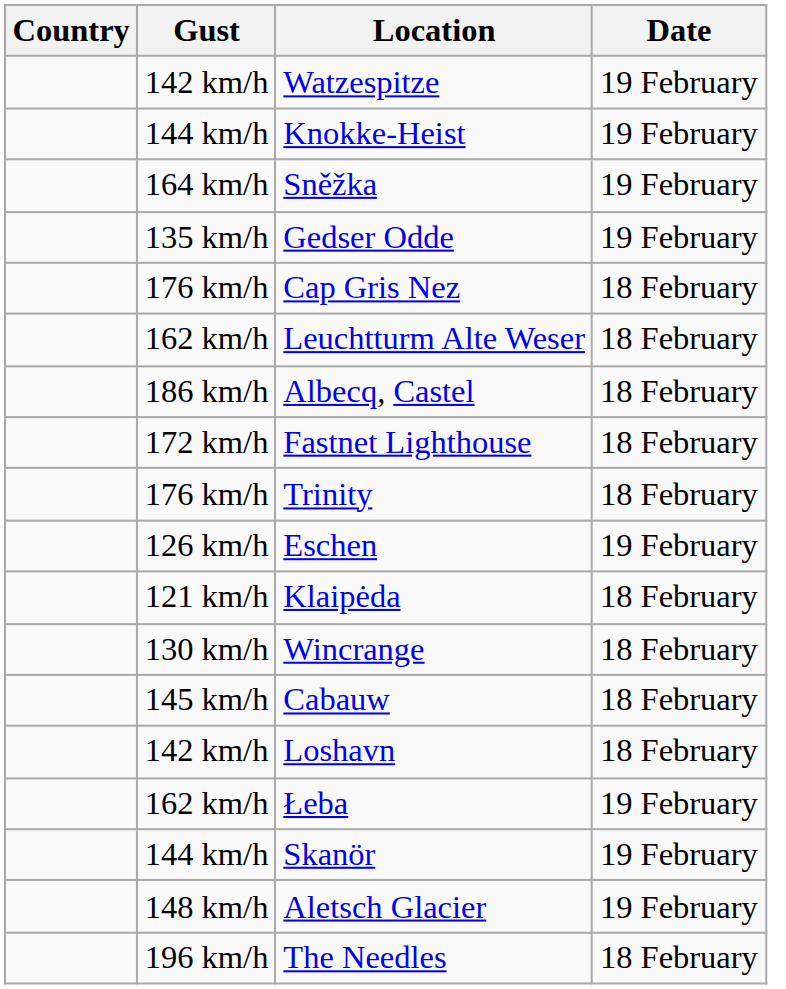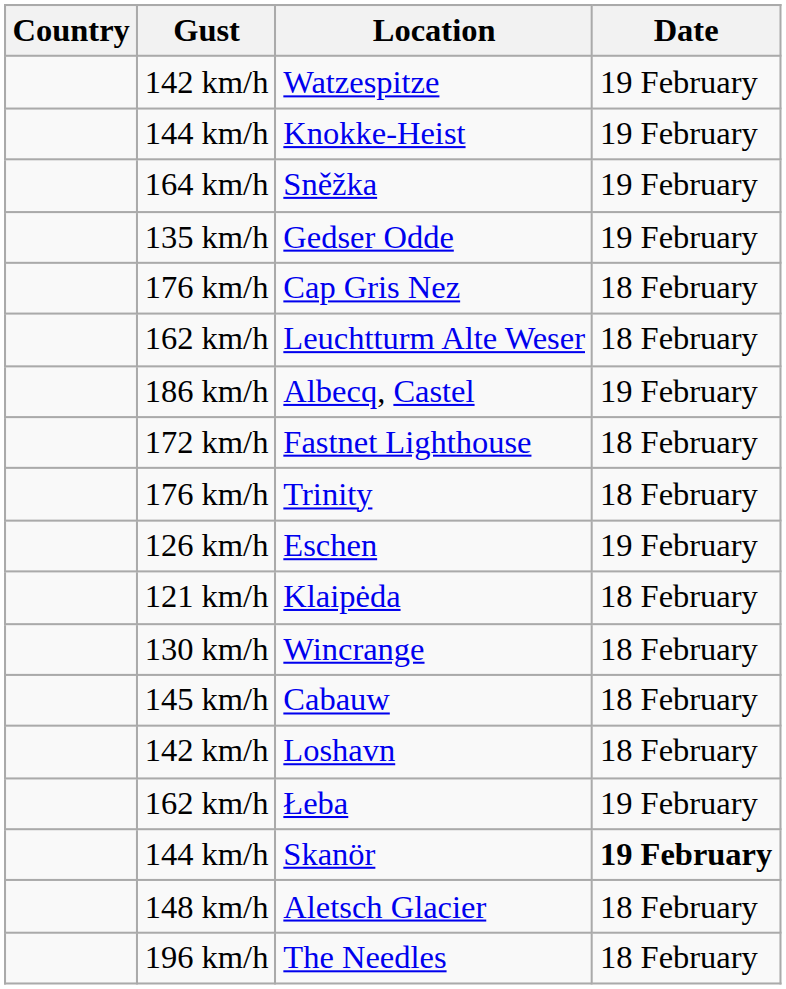(679, 390) 18 February -> (679, 390) 19 February
(679, 854) normal -> (686, 854) bold
(679, 905) 19 February -> (679, 905) 18 February
